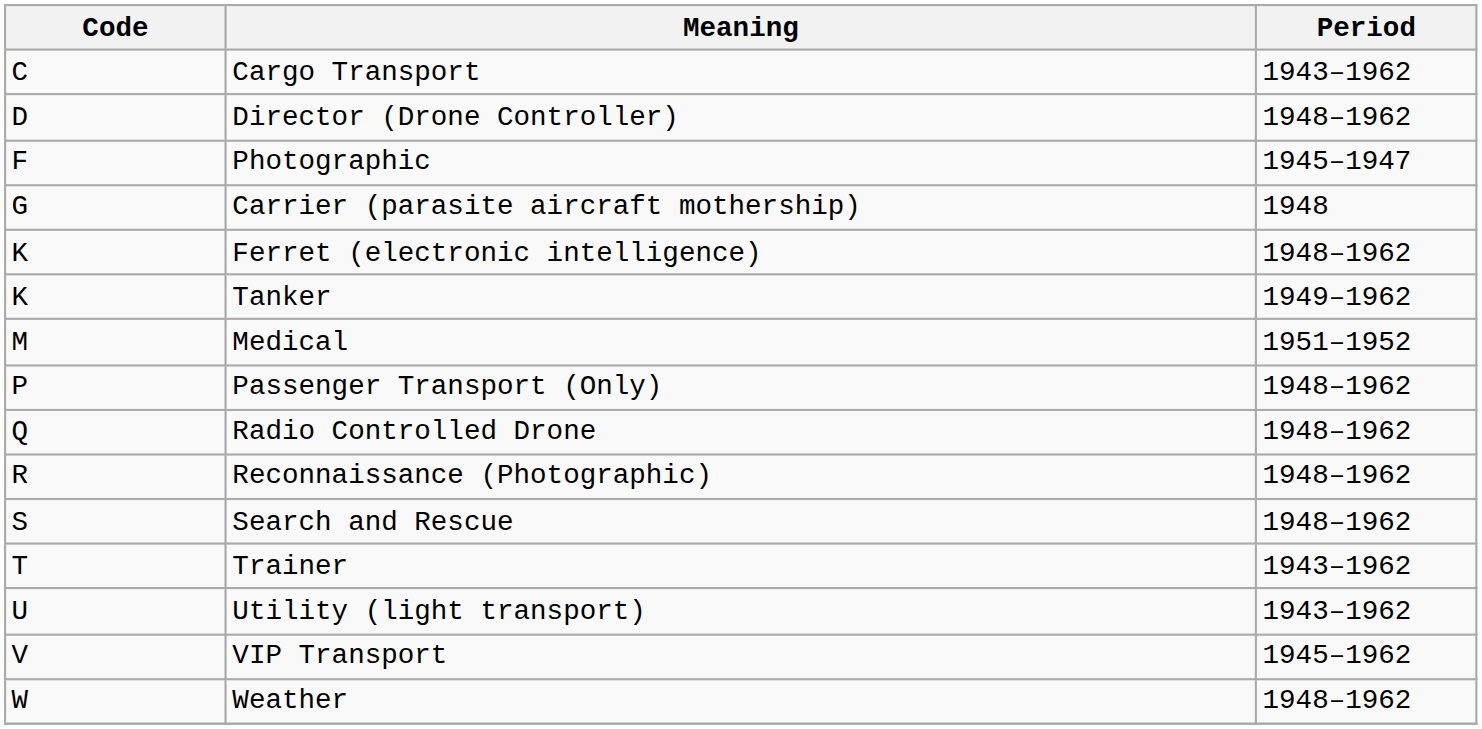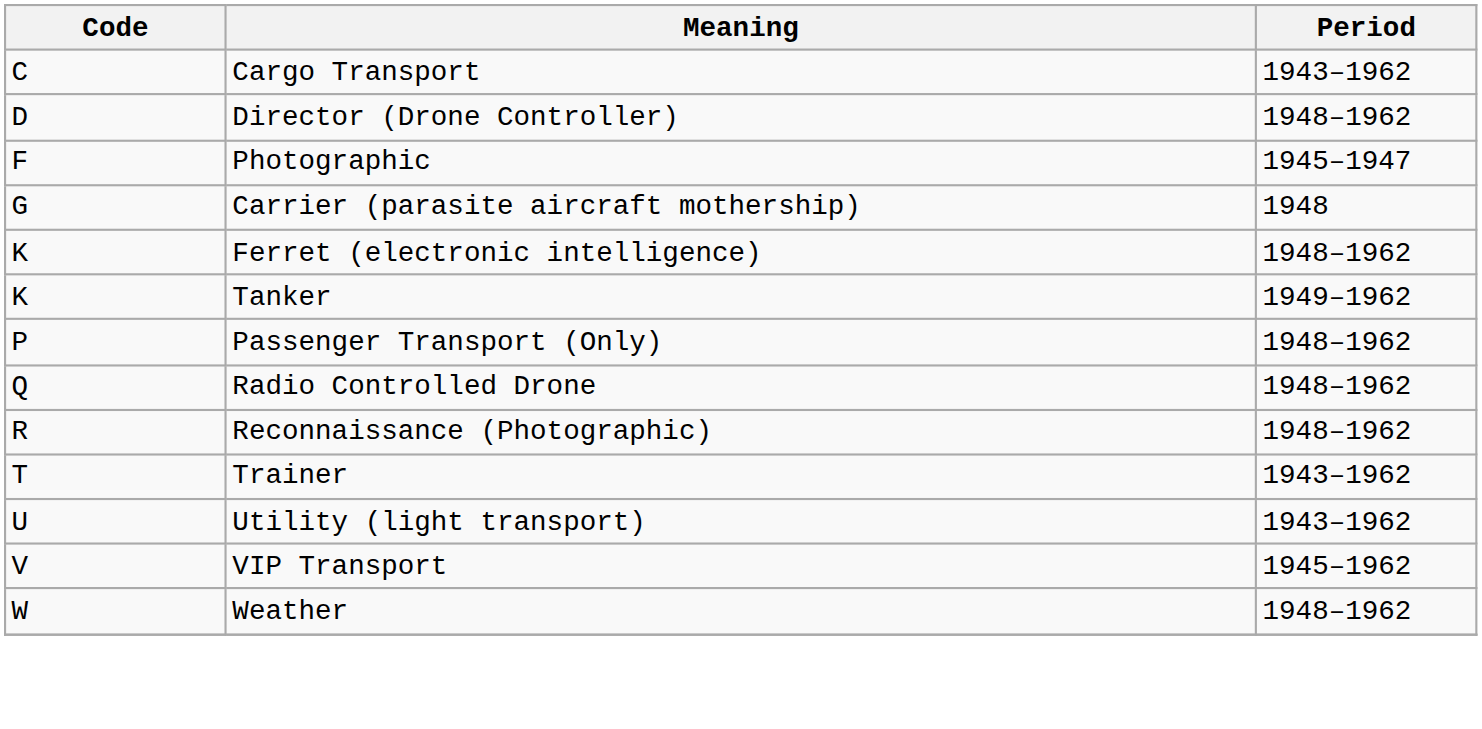- row: (290, 342)
- row: (373, 522)
